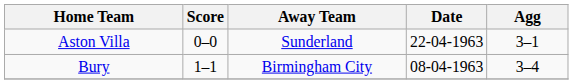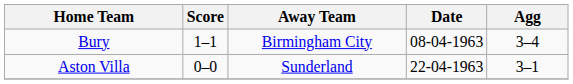rows swapped: (94, 41) <-> (94, 66)
